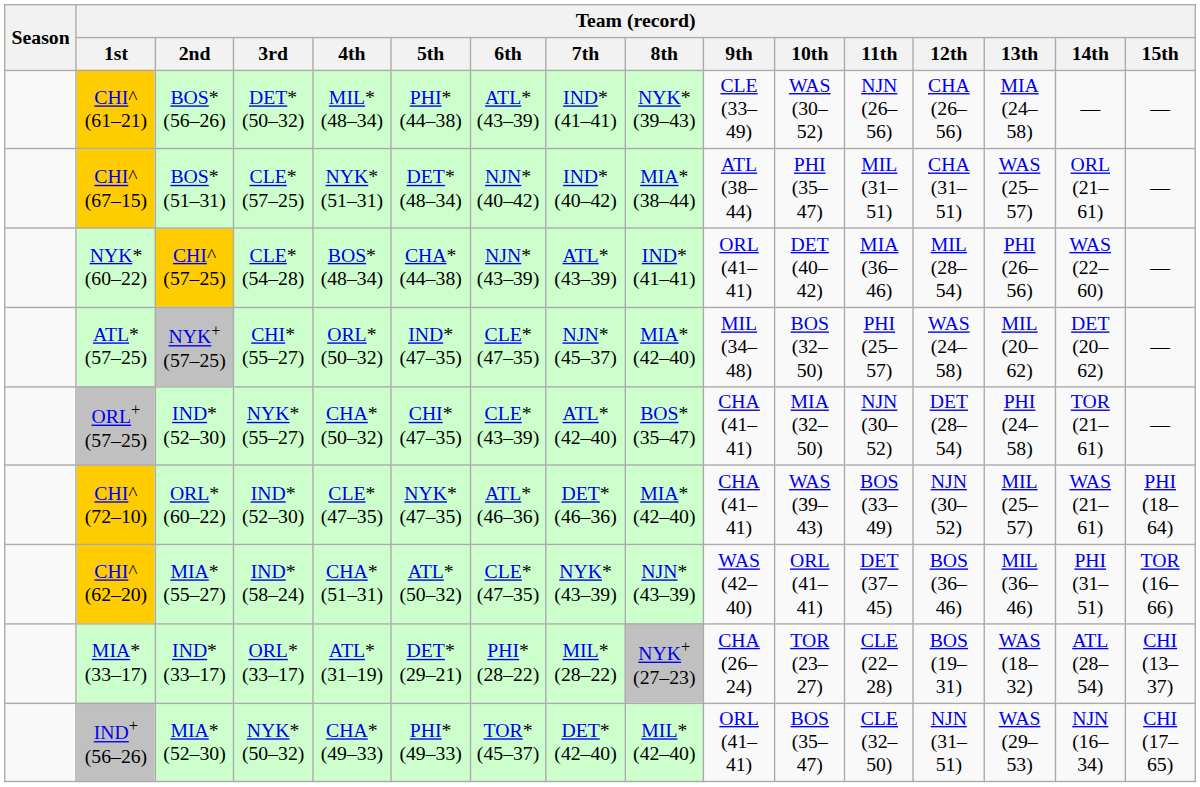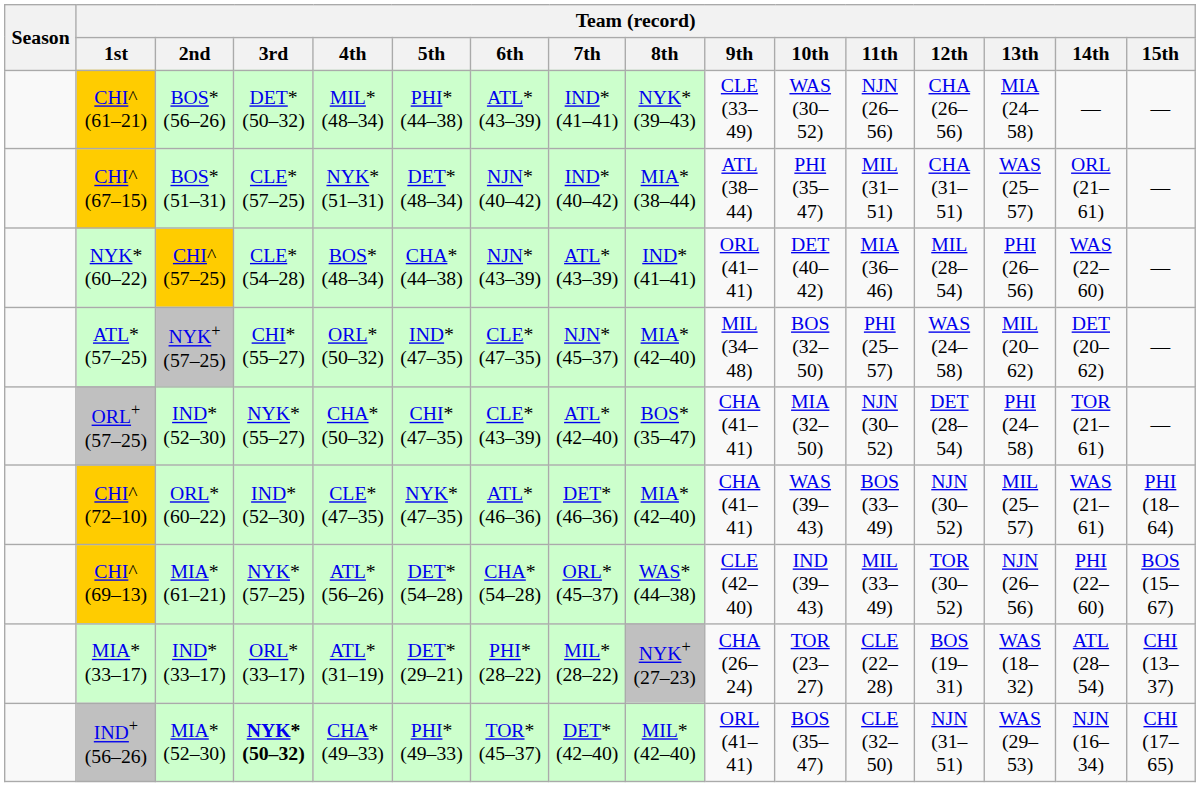+ row: (116, 584)
- row: (116, 584)
(273, 742) normal -> (274, 742) bold
